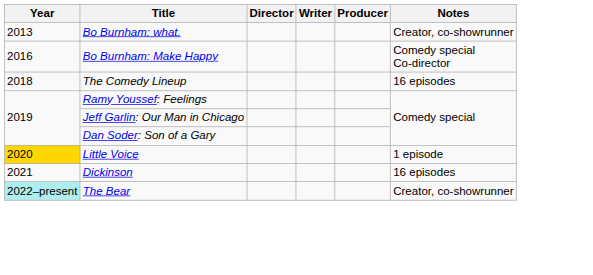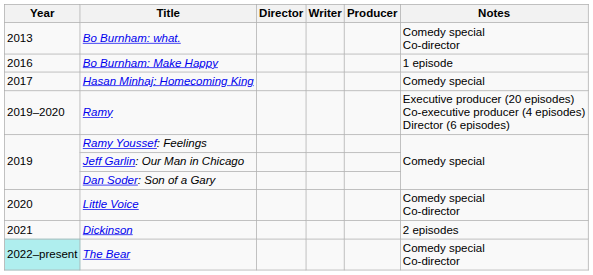(453, 31) Creator, co-showrunner -> (444, 38) Comedy special Co-director
(434, 56) Comedy special Co-director -> (428, 63) 1 episode
+ row: (168, 81)
- row: (135, 81)
+ row: (98, 112)
(20, 154) gold background -> (20, 205) no background
(418, 154) 1 episode -> (444, 205) Comedy special Co-director
(424, 172) 16 episodes -> (431, 229) 2 episodes
(453, 191) Creator, co-showrunner -> (444, 254) Comedy special Co-director
